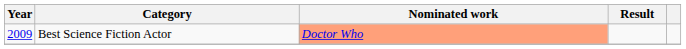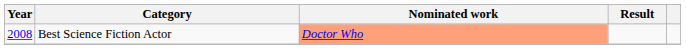(20, 34) 2009 -> (20, 34) 2008
